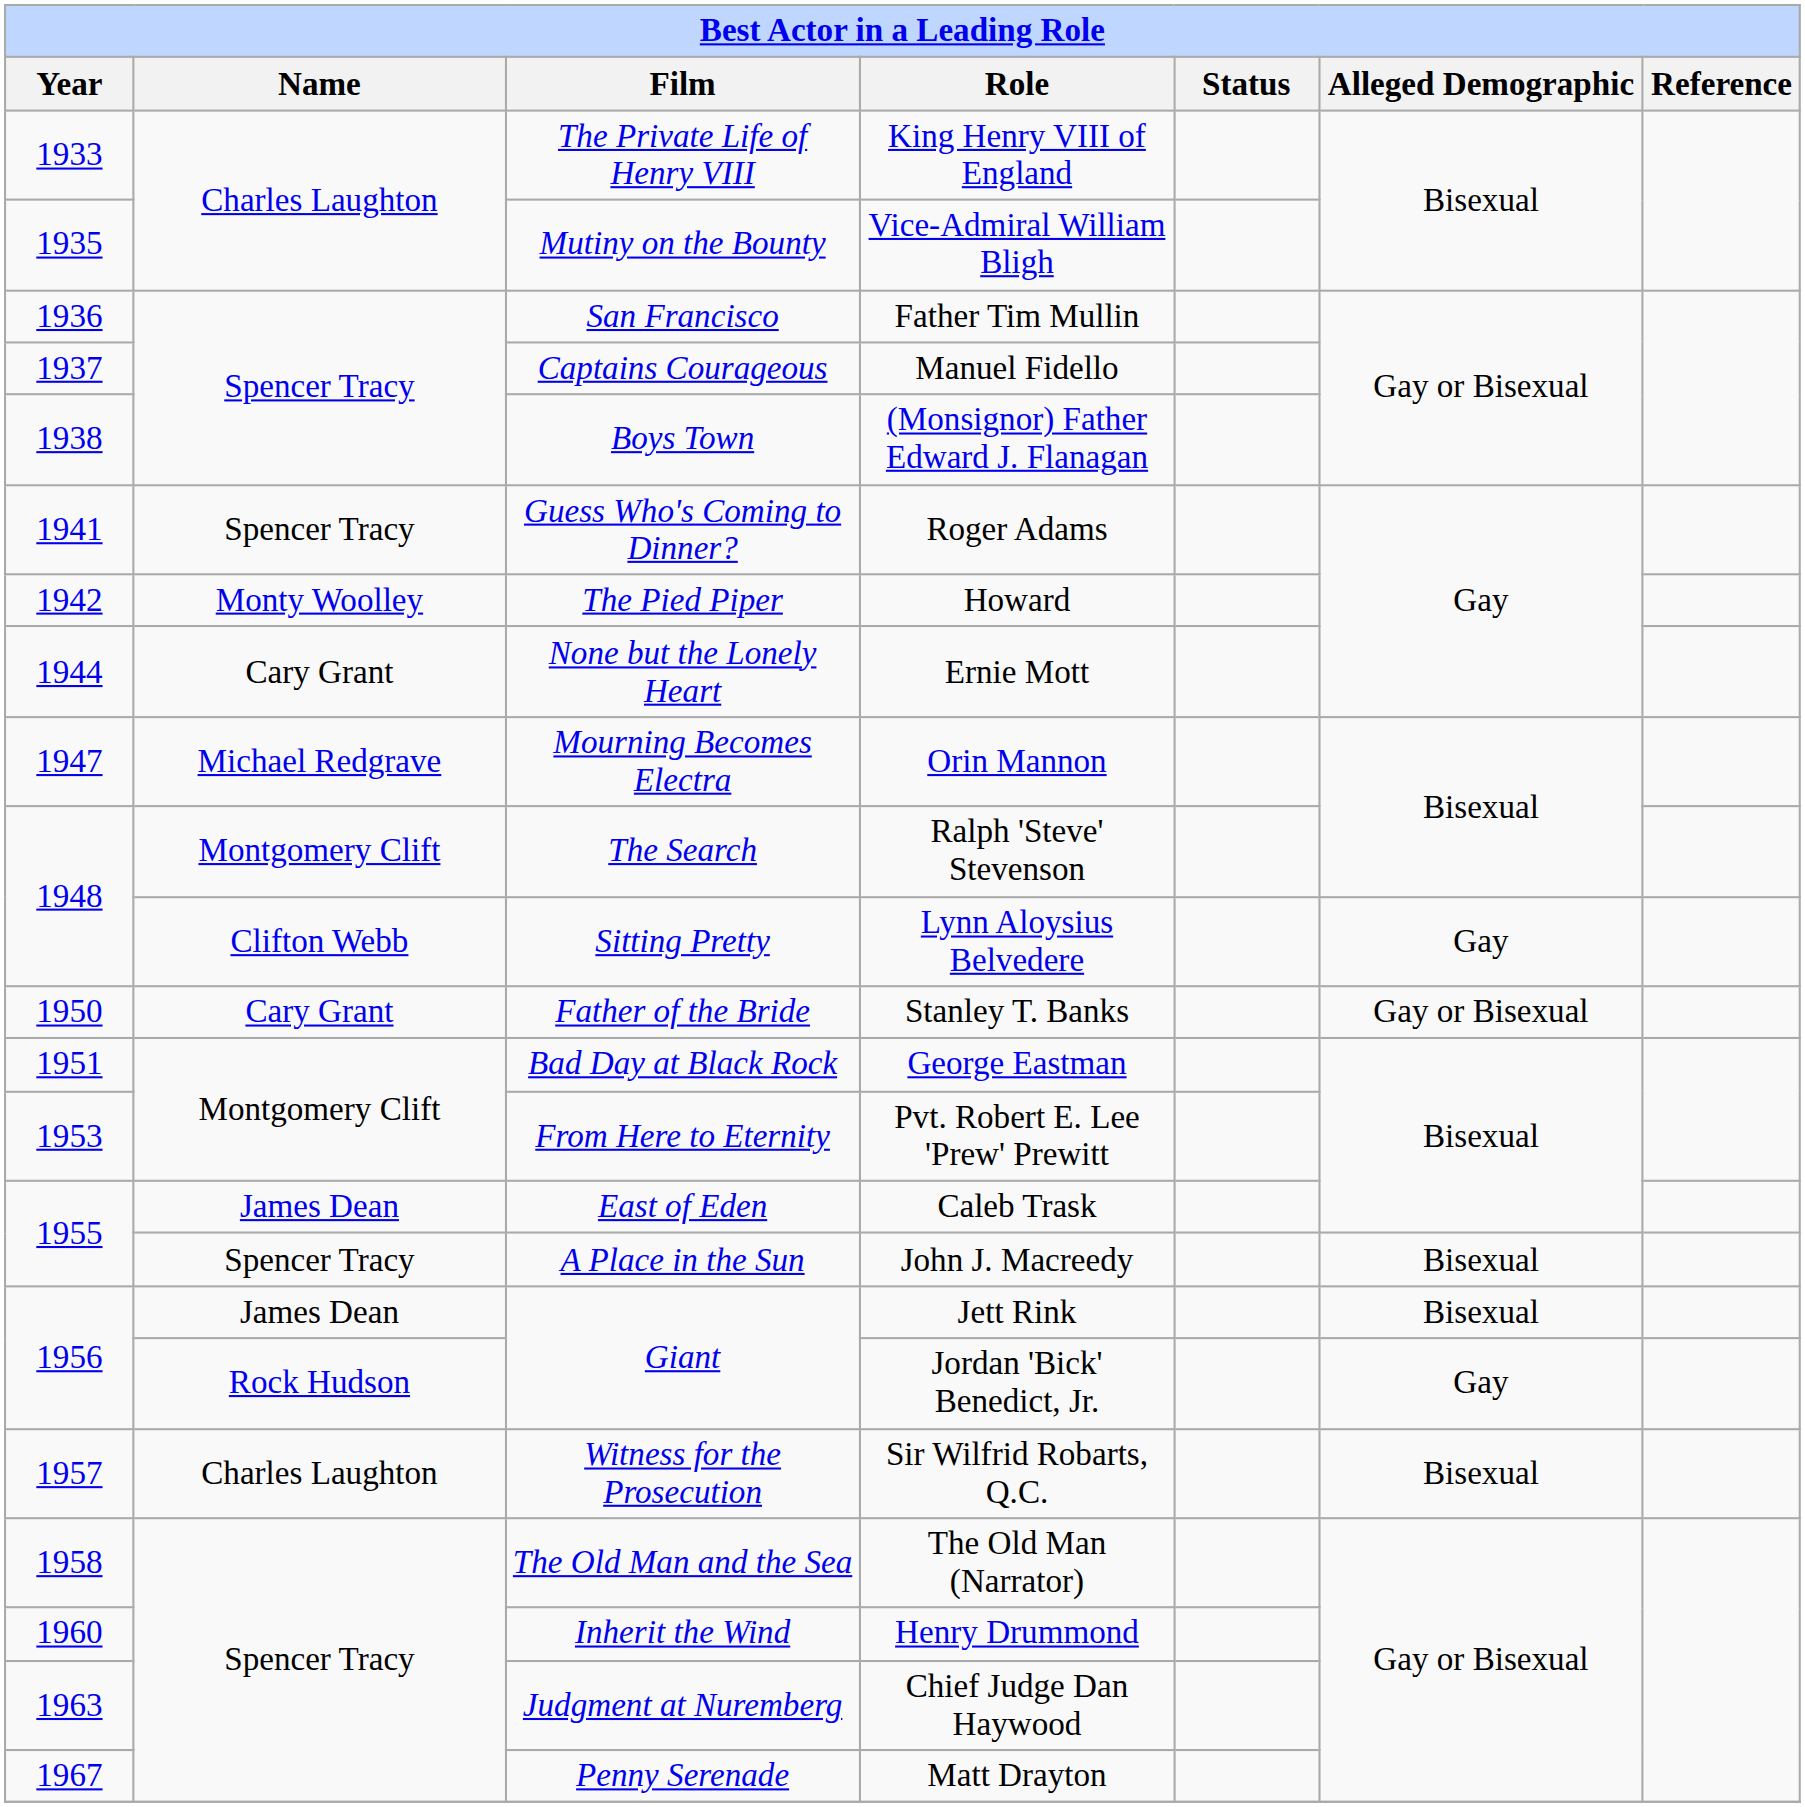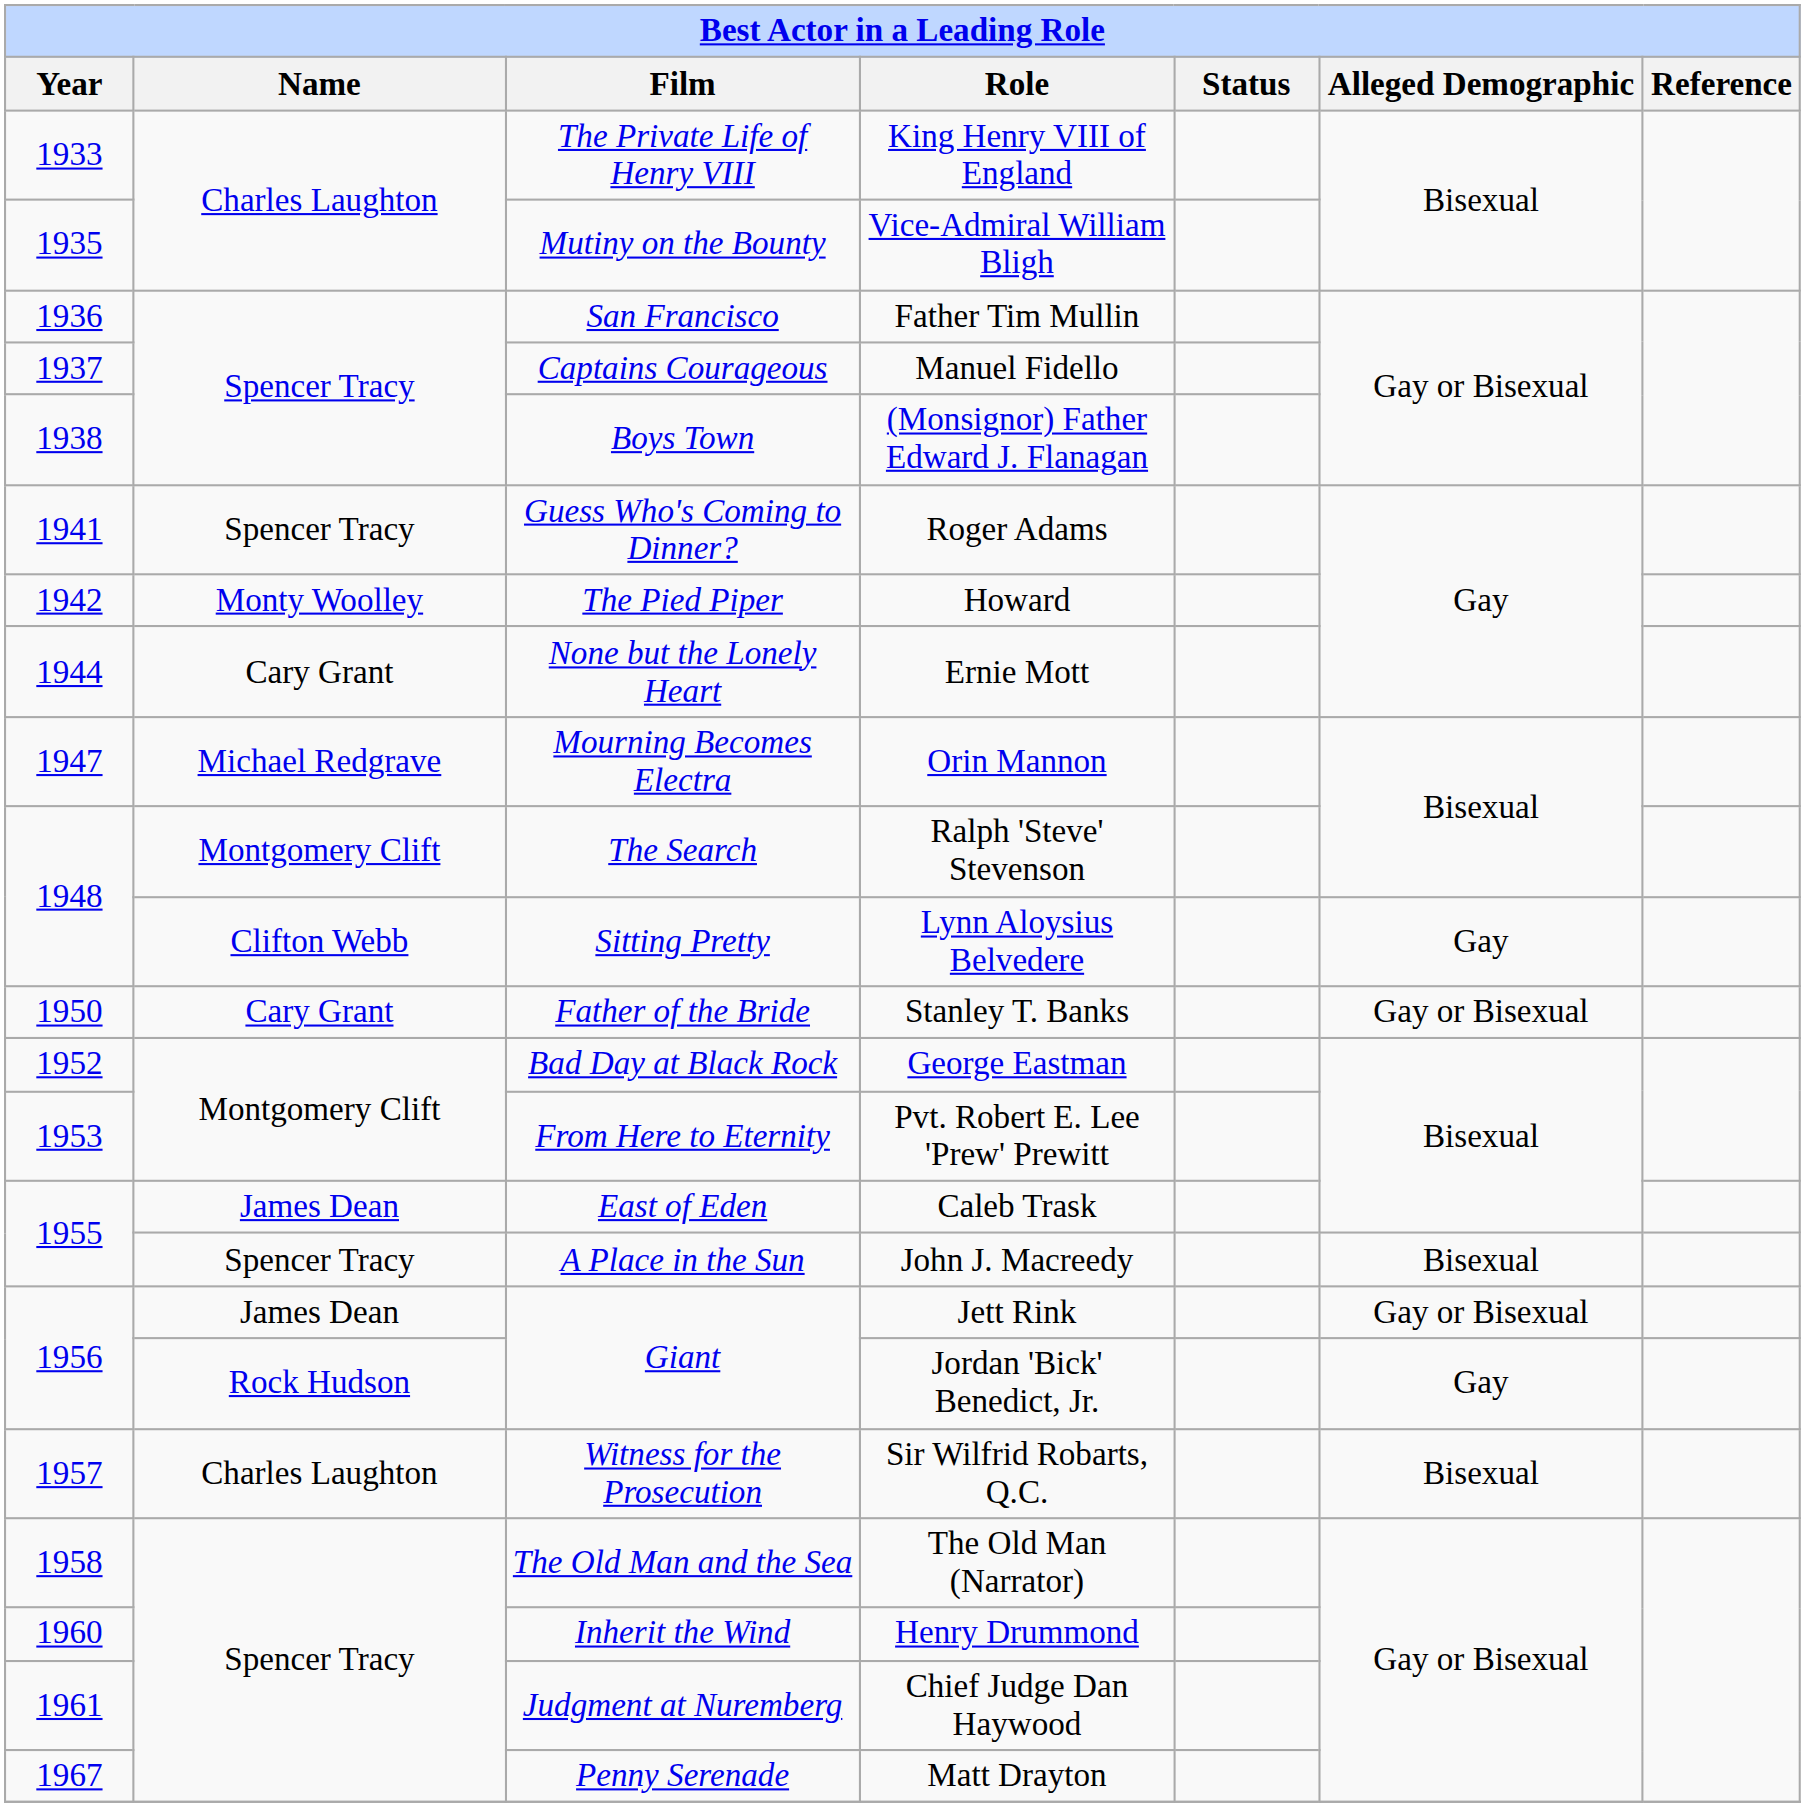(69, 1064) 1951 -> (69, 1064) 1952
(1481, 1311) Bisexual -> (1481, 1311) Gay or Bisexual
(69, 1704) 1963 -> (69, 1704) 1961
